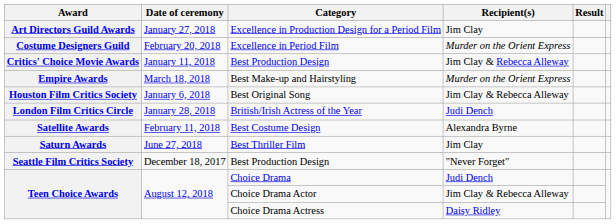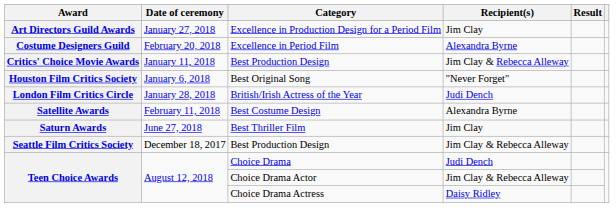(508, 45) Murder on the Orient Express -> (481, 45) Alexandra Byrne
- row: (73, 78)
(507, 95) Jim Clay & Rebecca Alleway -> (478, 78) "Never Forget"
(478, 161) "Never Forget" -> (507, 144) Jim Clay & Rebecca Alleway
